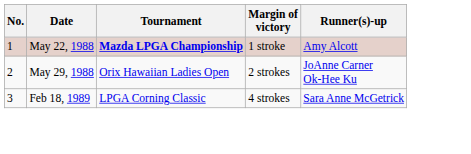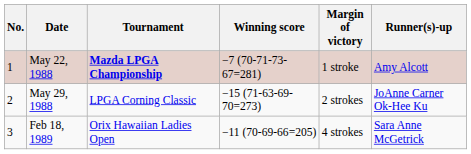+ column: (269, 27)
(164, 72) Orix Hawaiian Ladies Open -> (143, 100) LPGA Corning Classic
(152, 98) LPGA Corning Classic -> (141, 132) Orix Hawaiian Ladies Open
